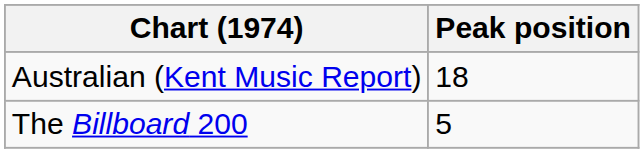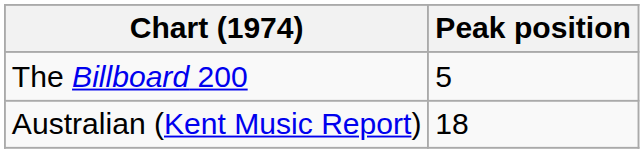rows swapped: (130, 123) <-> (217, 76)
